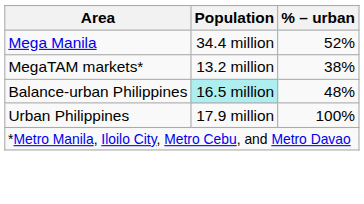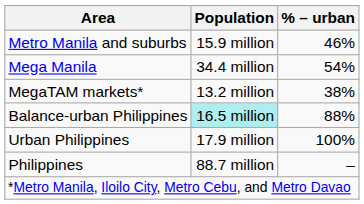+ row: (97, 42)
(340, 42) 52% -> (340, 67) 54%
(340, 91) 48% -> (340, 115) 88%
+ row: (46, 164)
